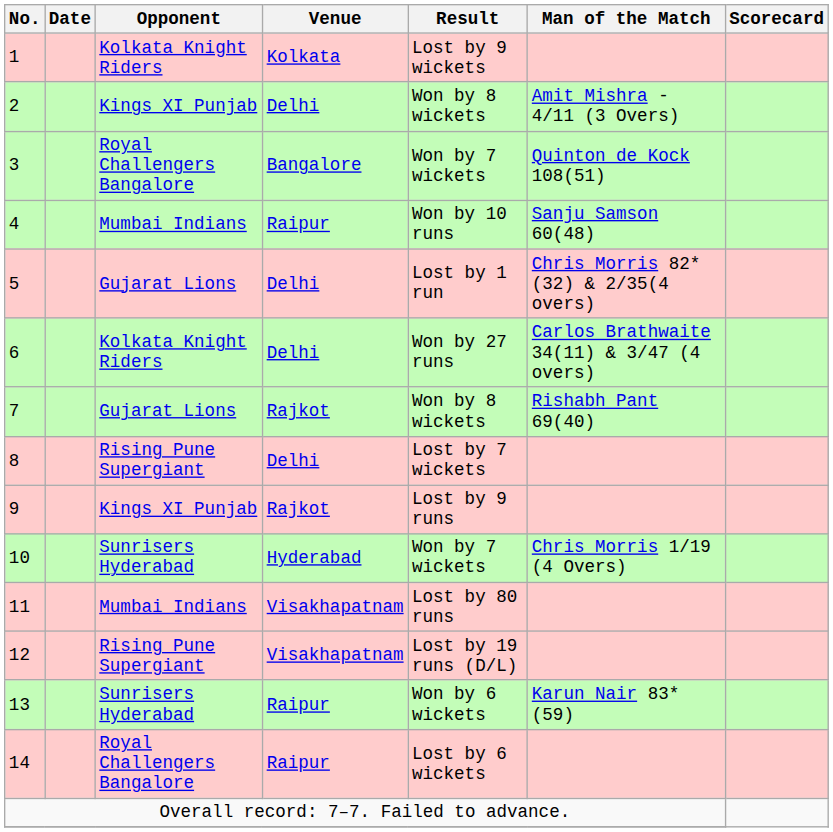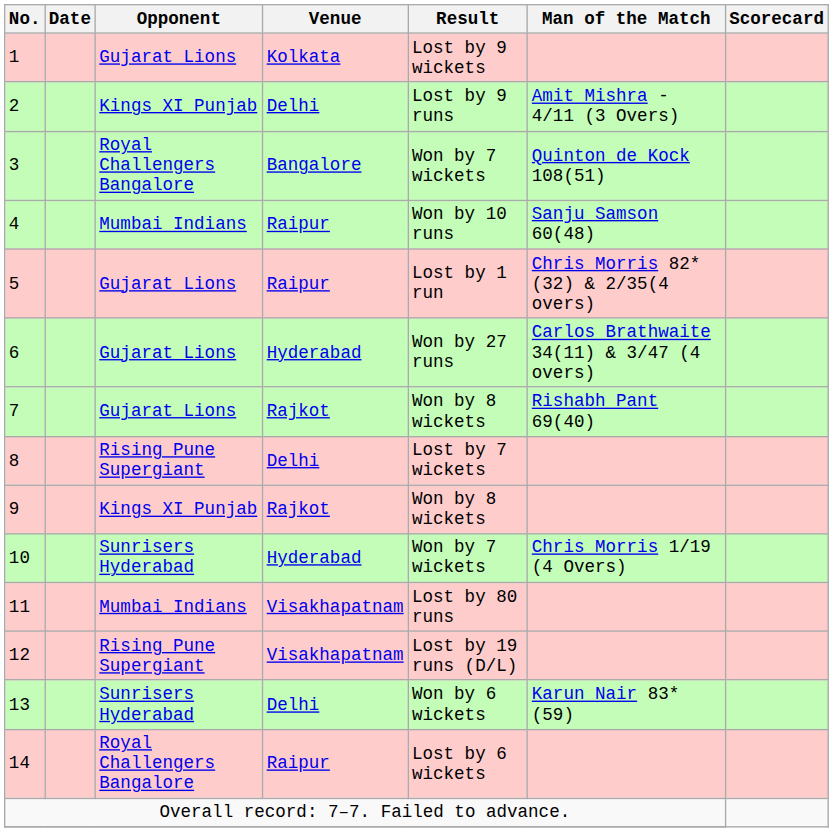(173, 58) Kolkata Knight Riders -> (168, 58) Gujarat Lions
(454, 107) Won by 8 wickets -> (459, 107) Lost by 9 runs
(293, 283) Delhi -> (298, 283) Raipur
(173, 353) Kolkata Knight Riders -> (168, 353) Gujarat Lions
(293, 353) Delhi -> (314, 353) Hyderabad
(459, 509) Lost by 9 runs -> (454, 509) Won by 8 wickets
(298, 705) Raipur -> (293, 705) Delhi
